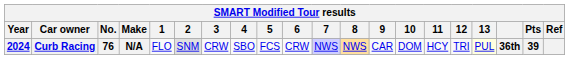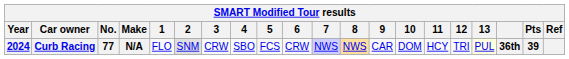(108, 46) 76 -> (108, 46) 77
